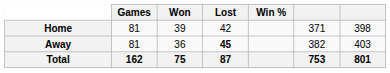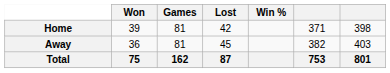columns swapped: (134, 12) <-> (180, 12)
(226, 44) bold -> (226, 44) normal
